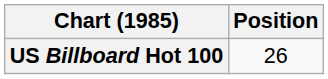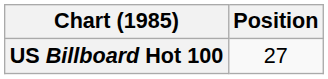(276, 55) 26 -> (276, 55) 27
